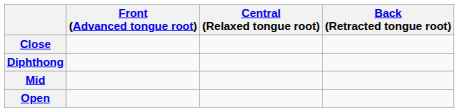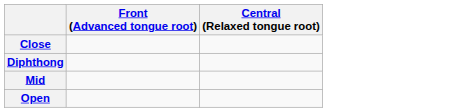- column: (388, 19)
